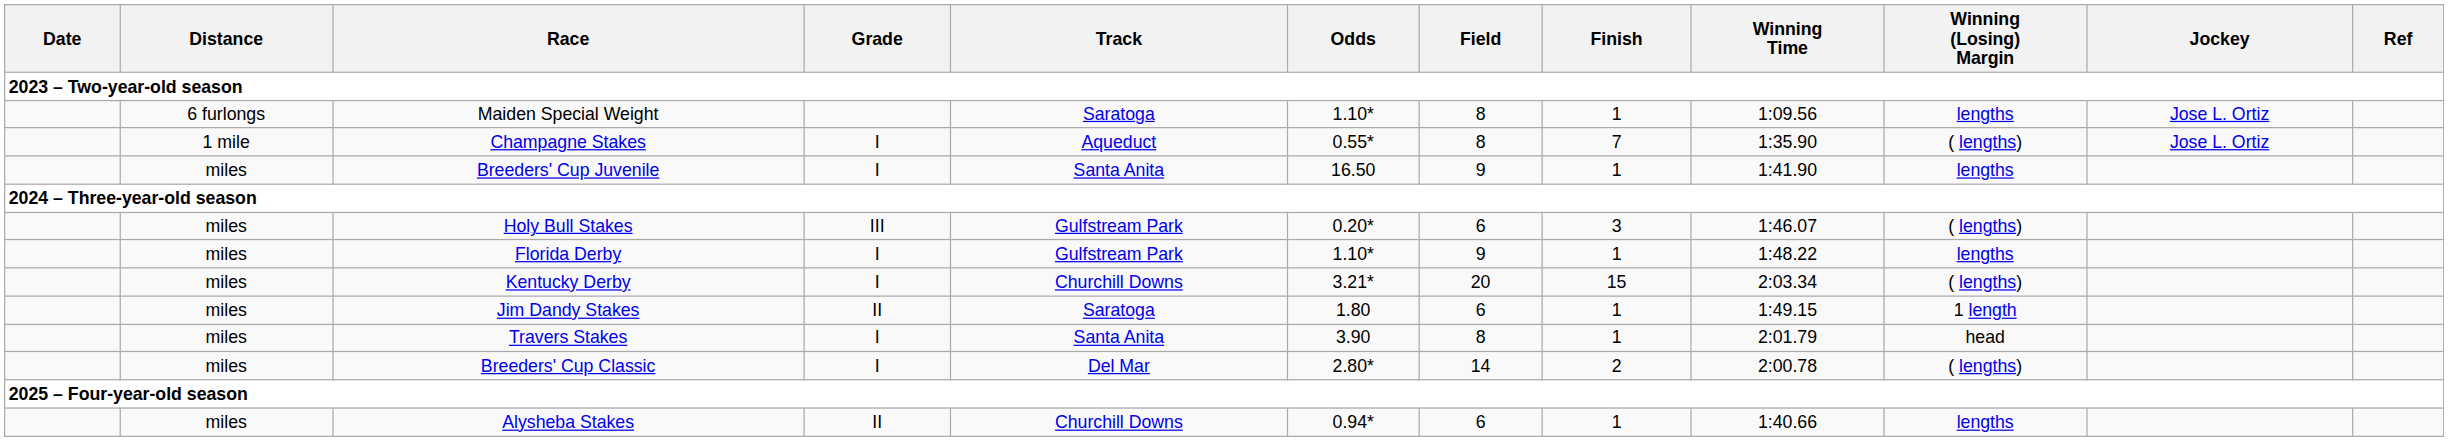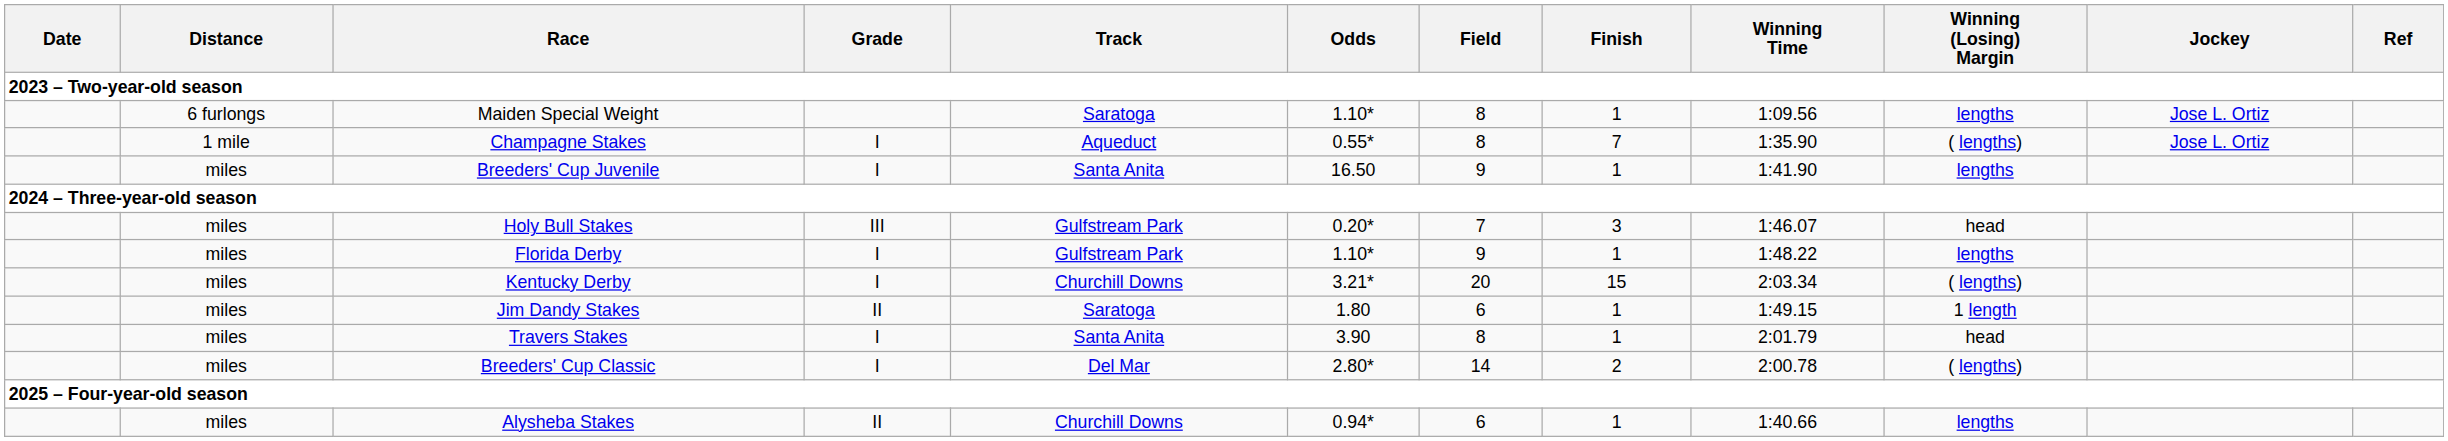(1481, 226) 6 -> (1481, 226) 7
(1985, 226) ( lengths) -> (1985, 226) head
